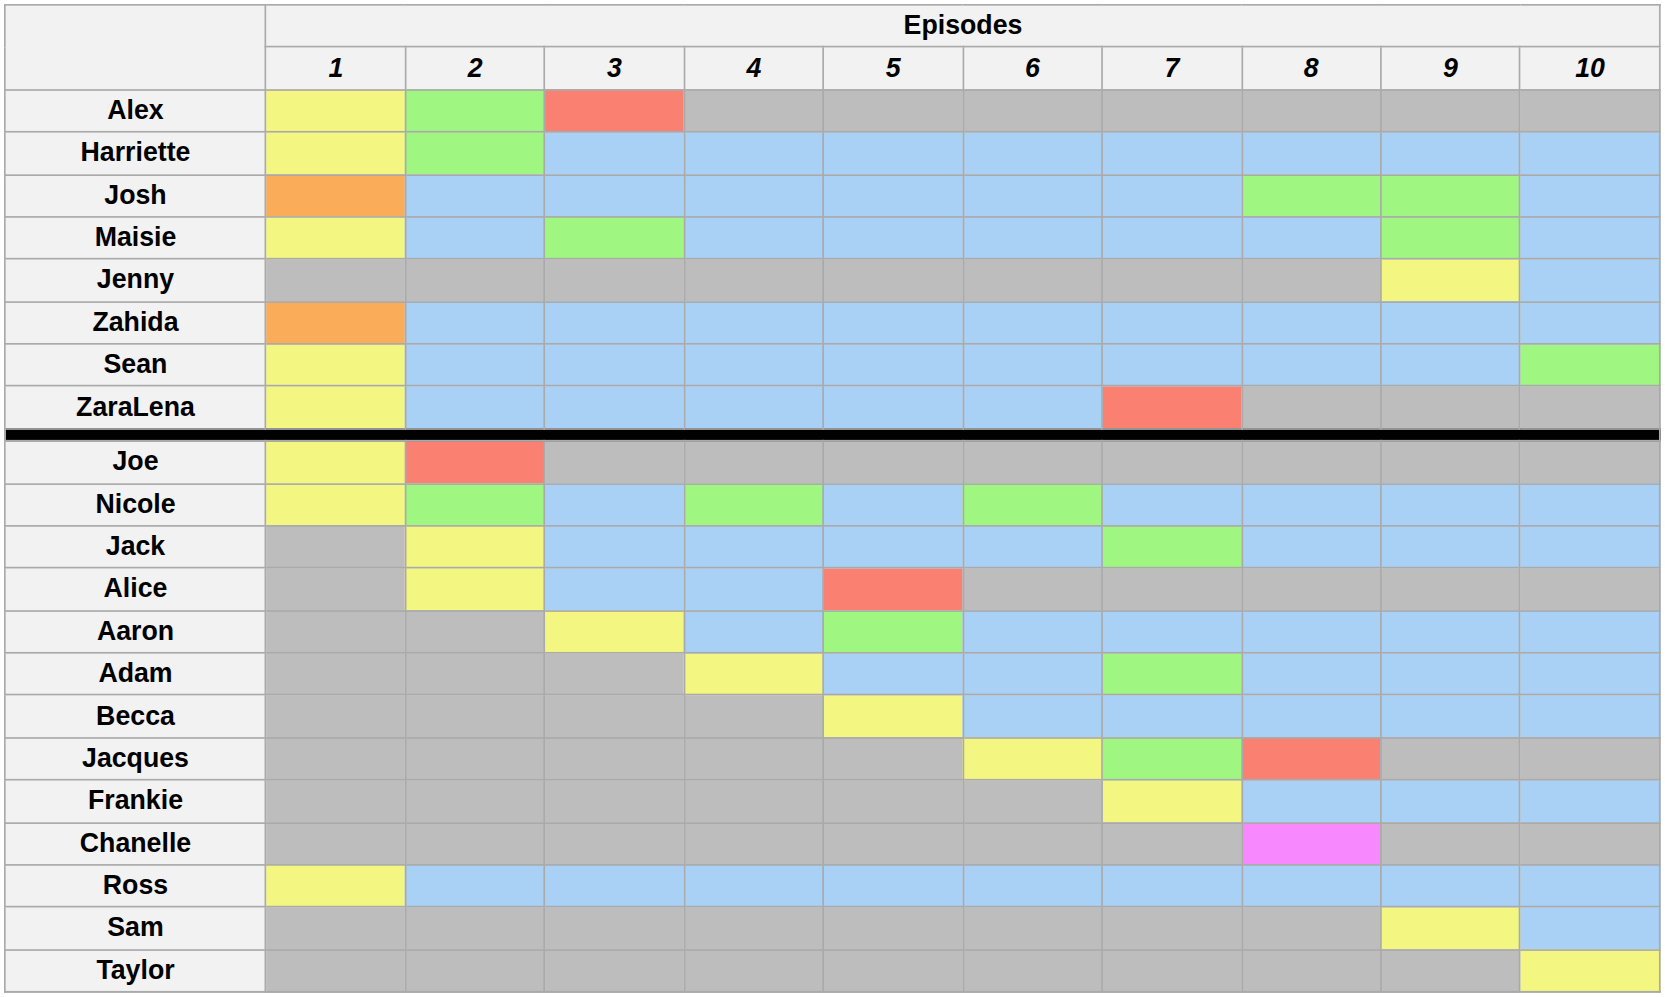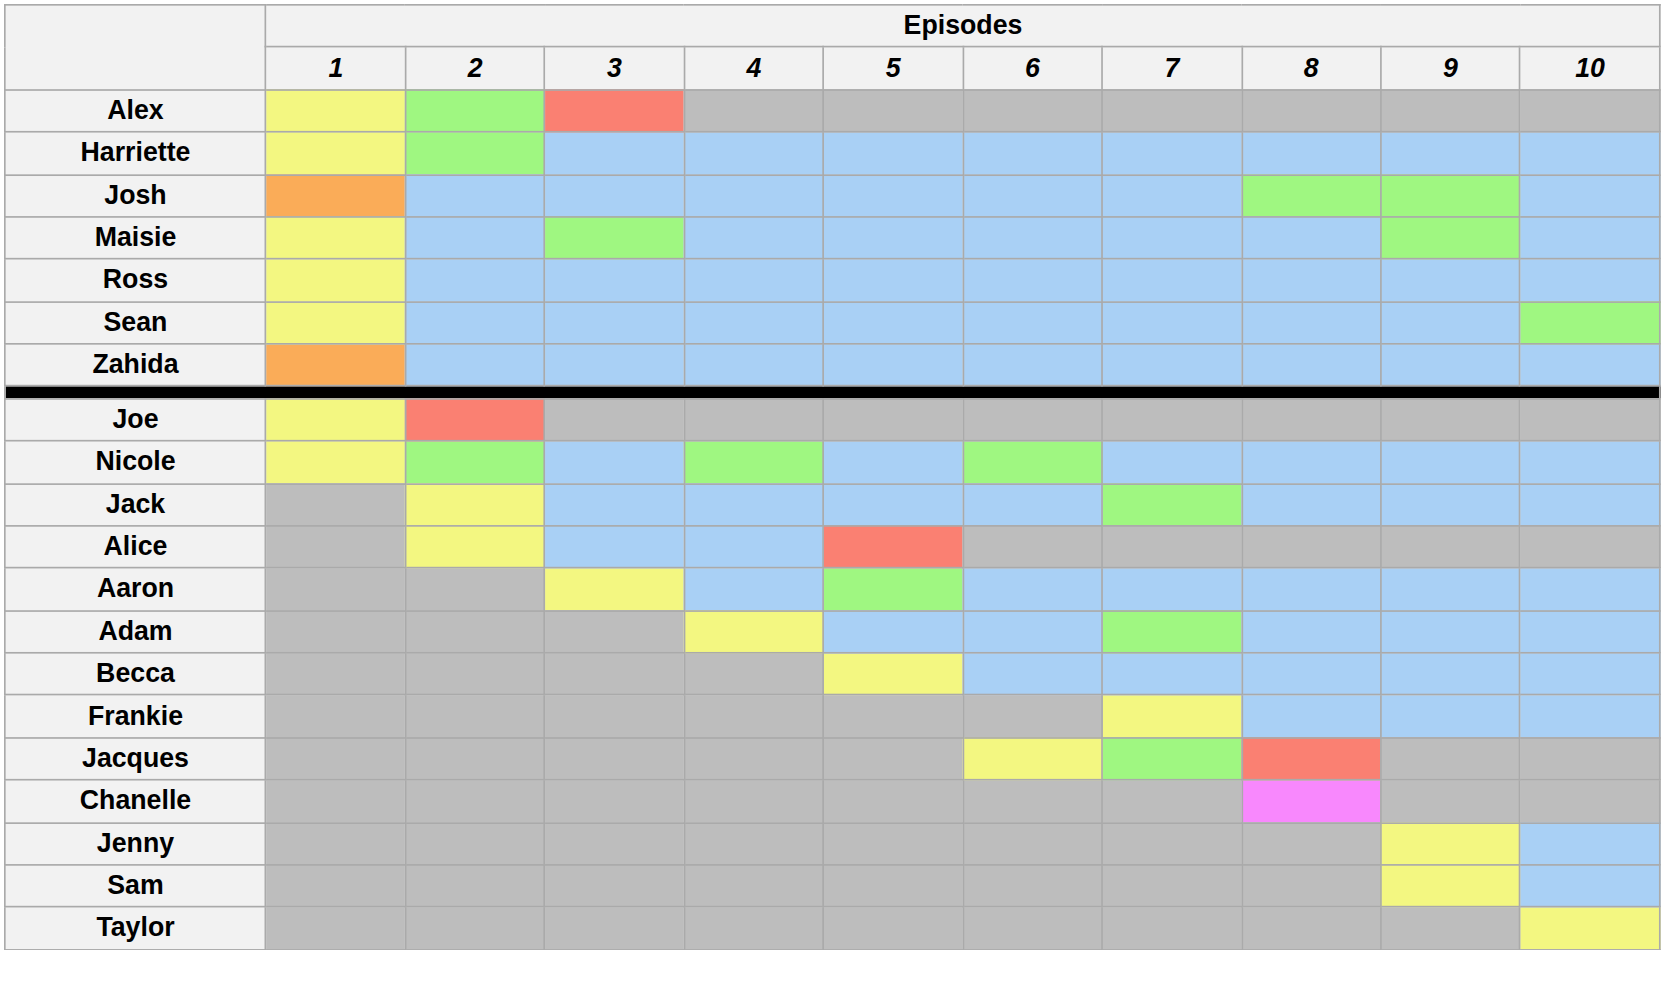rows swapped: (135, 885) <-> (135, 279)
rows swapped: (135, 364) <-> (135, 322)
- row: (135, 407)
rows swapped: (135, 758) <-> (135, 800)
